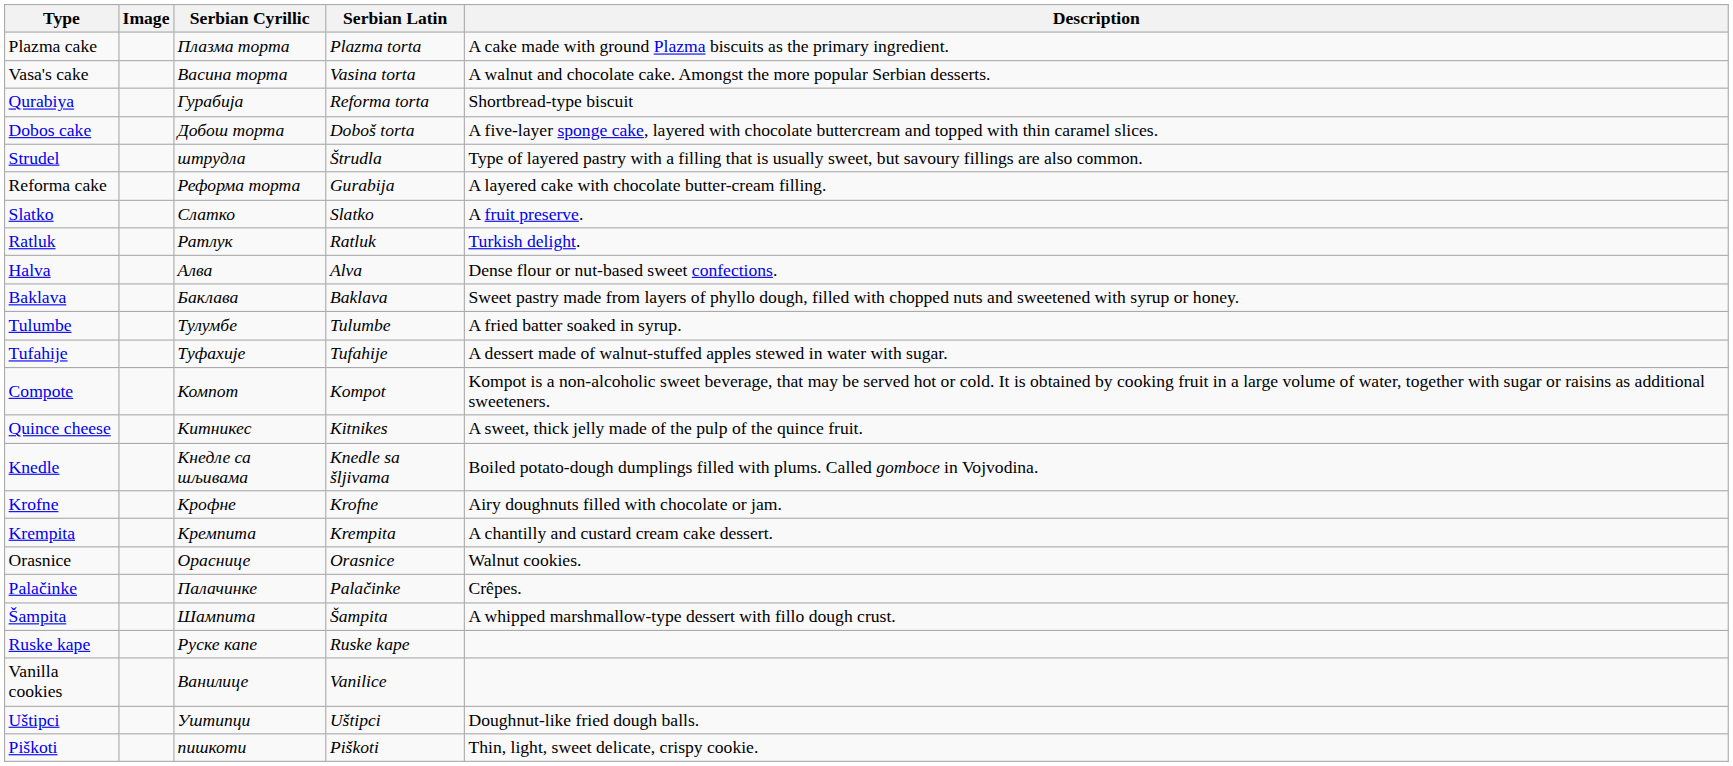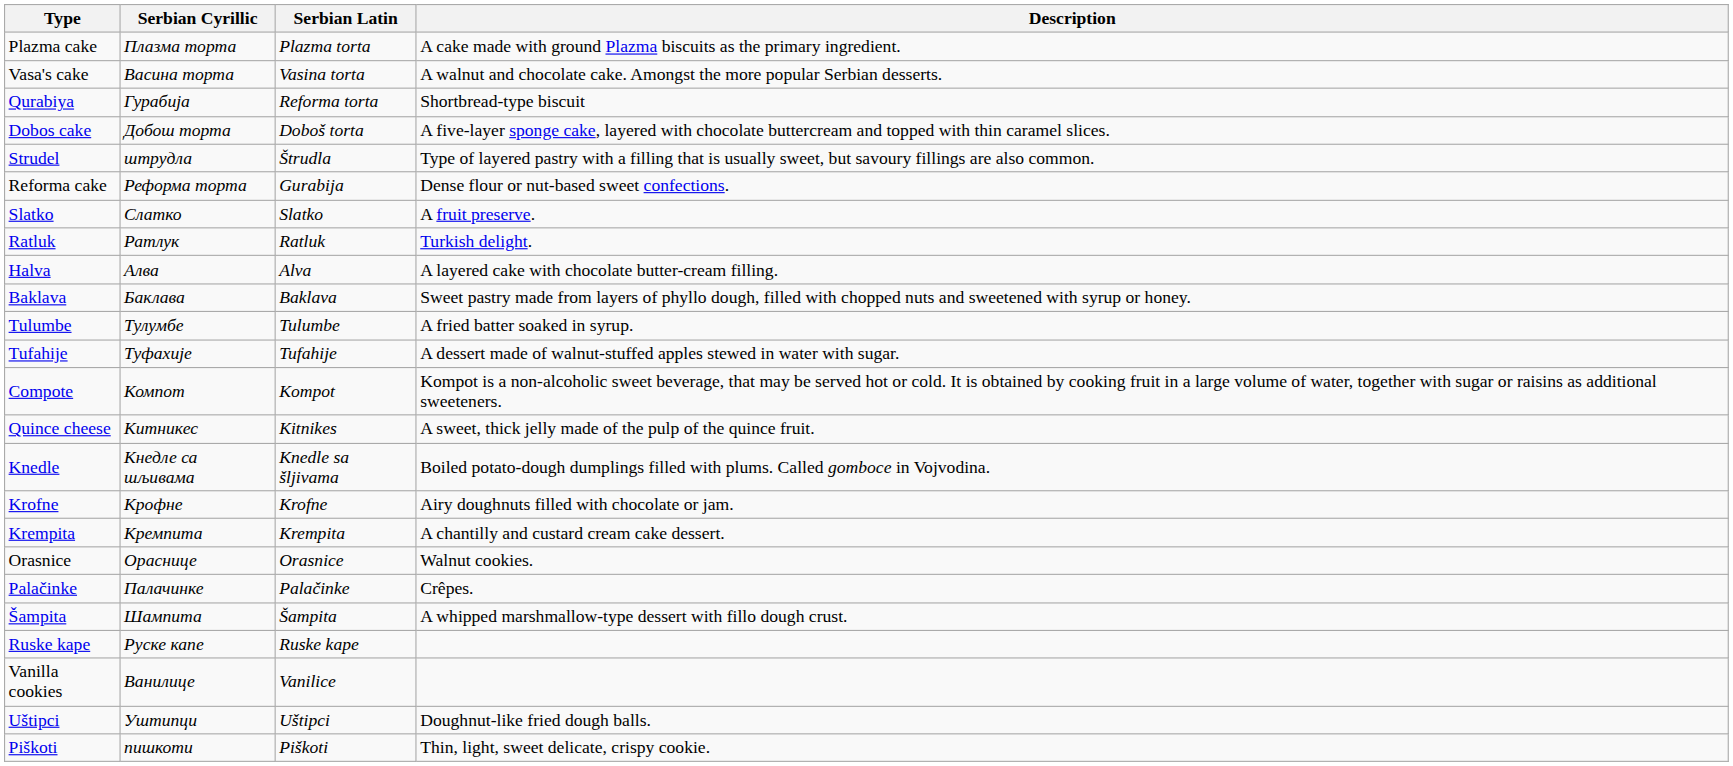- column: (146, 18)
(647, 185) A layered cake with chocolate butter-cream filling. -> (575, 185) Dense flour or nut-based sweet confections.
(623, 269) Dense flour or nut-based sweet confections. -> (599, 269) A layered cake with chocolate butter-cream filling.
